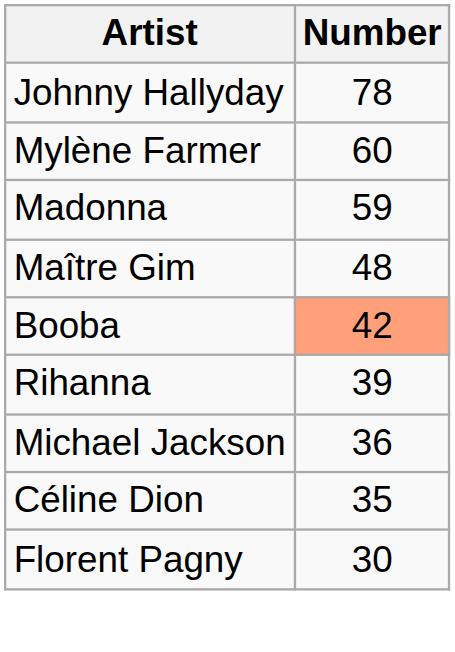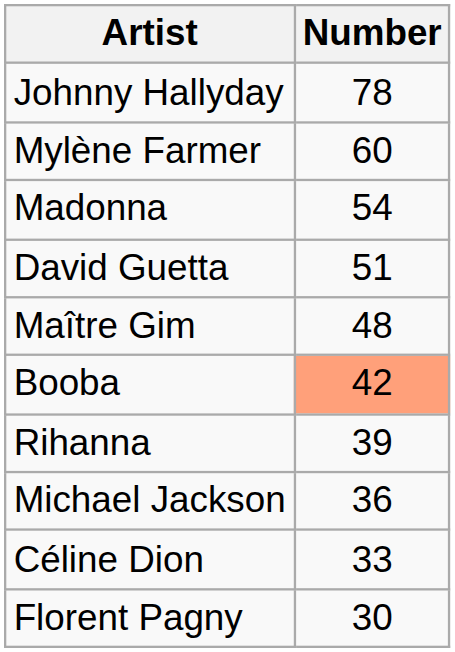(372, 208) 59 -> (372, 208) 54
+ row: (121, 267)
(372, 500) 35 -> (372, 558) 33
